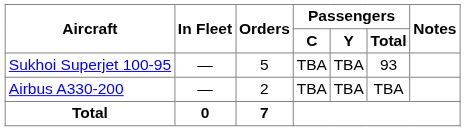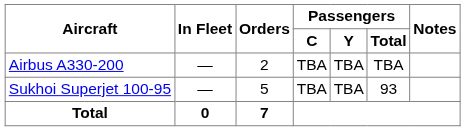rows swapped: (66, 89) <-> (90, 65)
